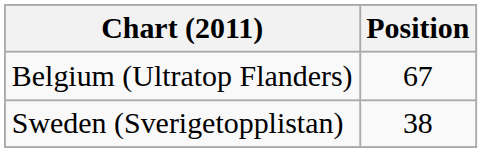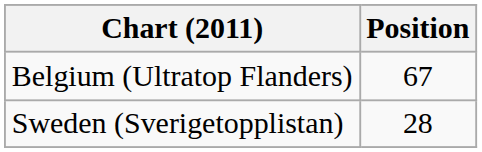(418, 123) 38 -> (418, 123) 28
